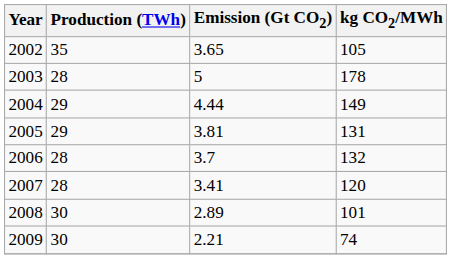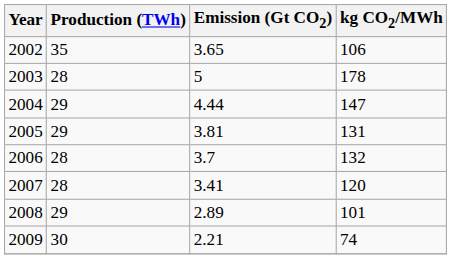(353, 49) 105 -> (353, 49) 106
(353, 104) 149 -> (353, 104) 147
(59, 212) 30 -> (59, 212) 29
